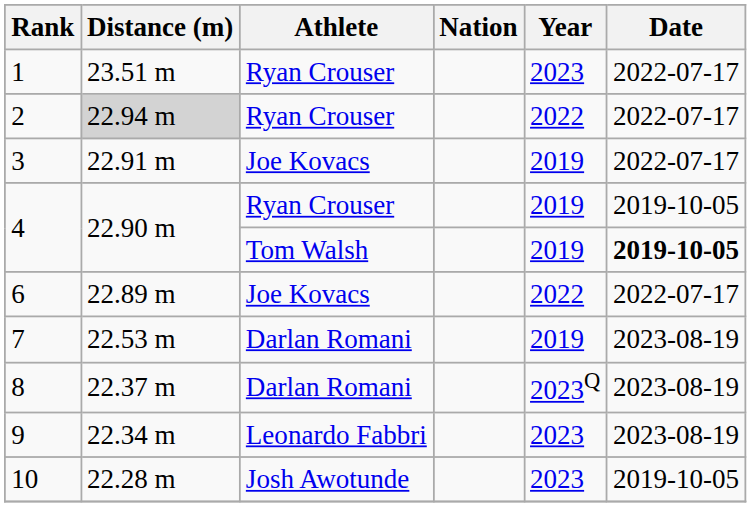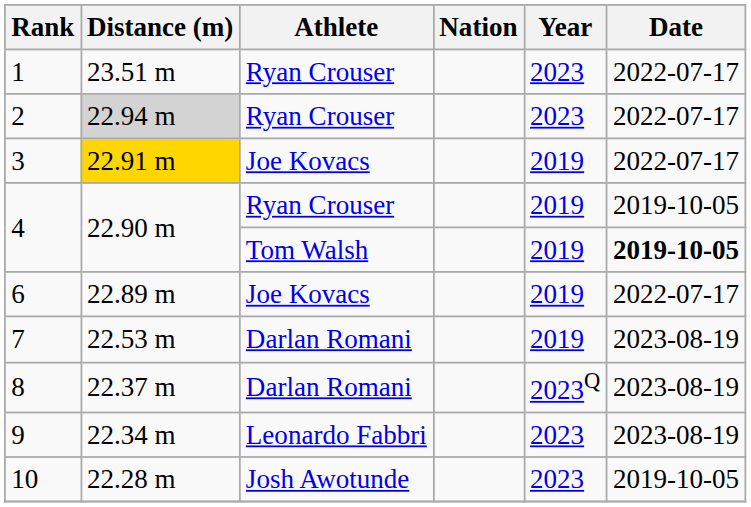(557, 116) 2022 -> (557, 116) 2023
(131, 160) no background -> (131, 160) gold background
(557, 294) 2022 -> (557, 294) 2019
